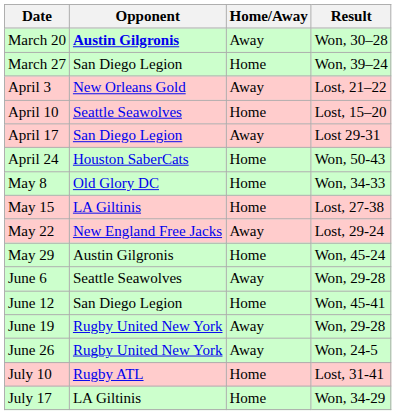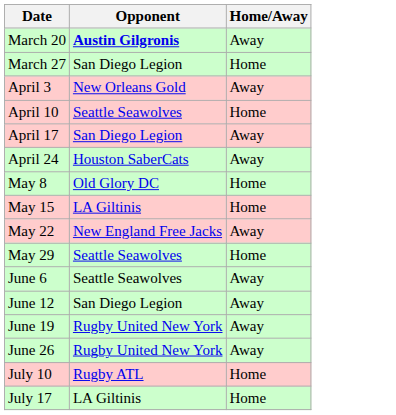- column: (351, 16)
(248, 159) Home -> (247, 159) Away
(123, 254) Austin Gilgronis -> (127, 254) Seattle Seawolves
(248, 302) Home -> (247, 302) Away
